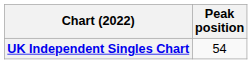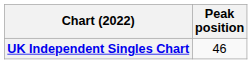(220, 48) 54 -> (220, 48) 46
